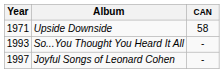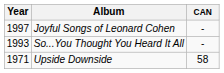rows swapped: (73, 28) <-> (104, 60)
